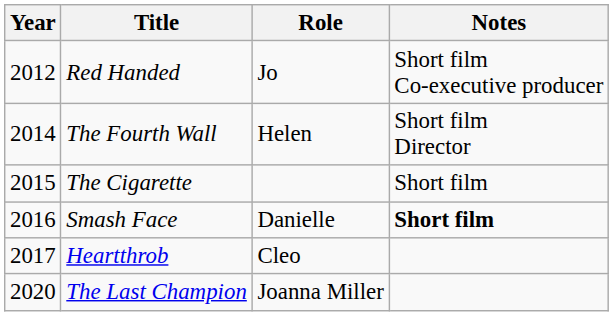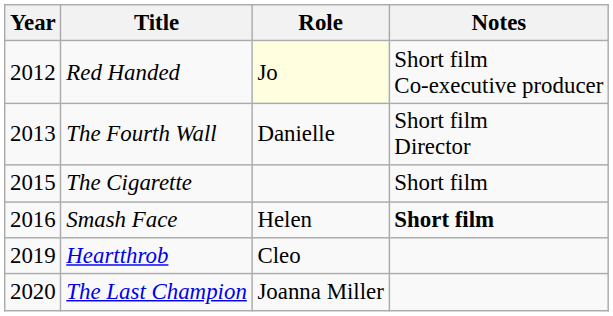(268, 71) no background -> (268, 71) lightyellow background
(33, 133) 2014 -> (33, 133) 2013
(285, 133) Helen -> (296, 133) Danielle
(296, 219) Danielle -> (285, 219) Helen
(33, 255) 2017 -> (33, 255) 2019
